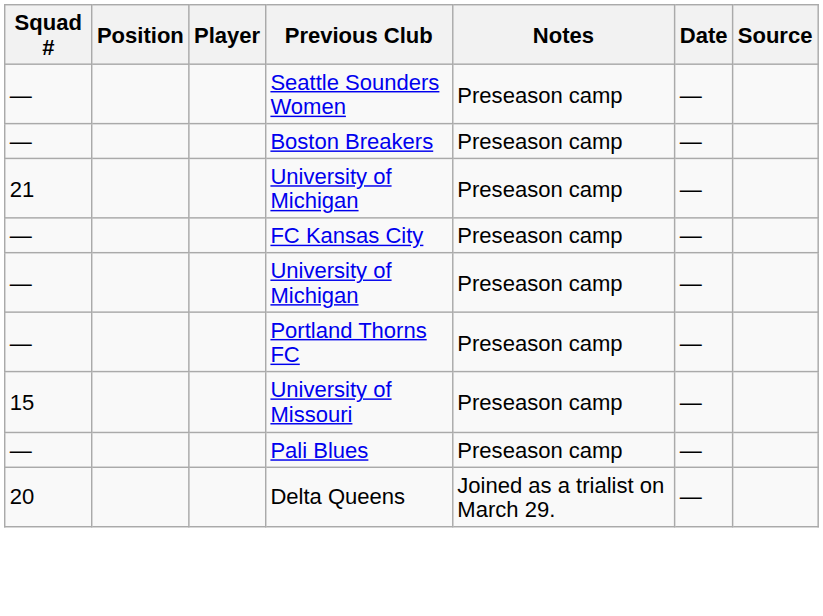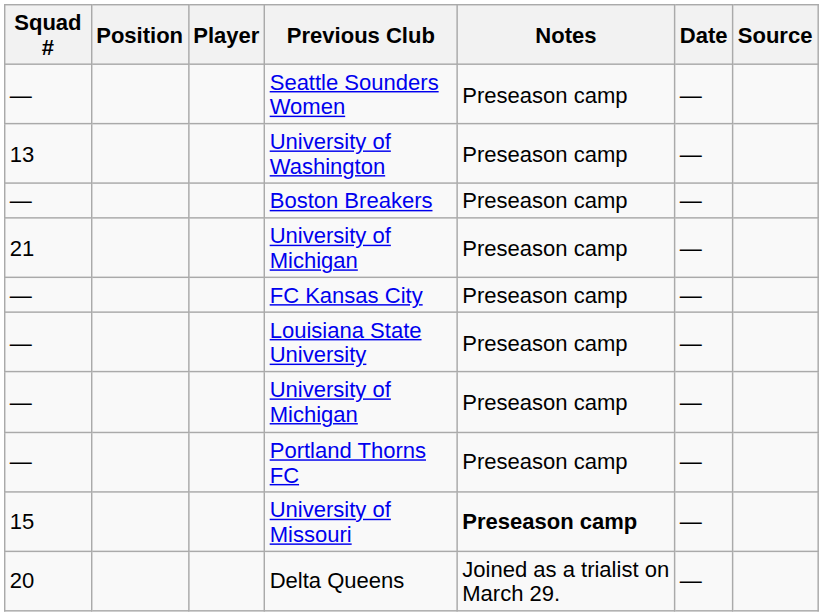+ row: (22, 154)
+ row: (21, 343)
(540, 402) normal -> (550, 521) bold
- row: (21, 449)
